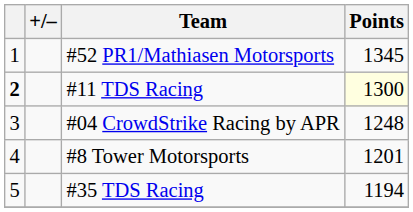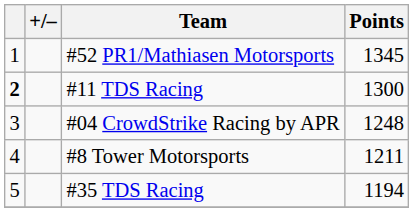(384, 89) lightyellow background -> (384, 89) no background
(384, 156) 1201 -> (384, 156) 1211
